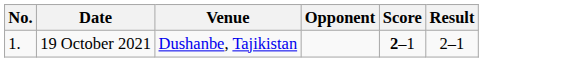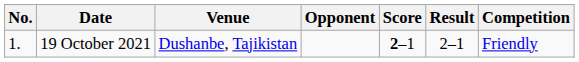+ column: (526, 17)
